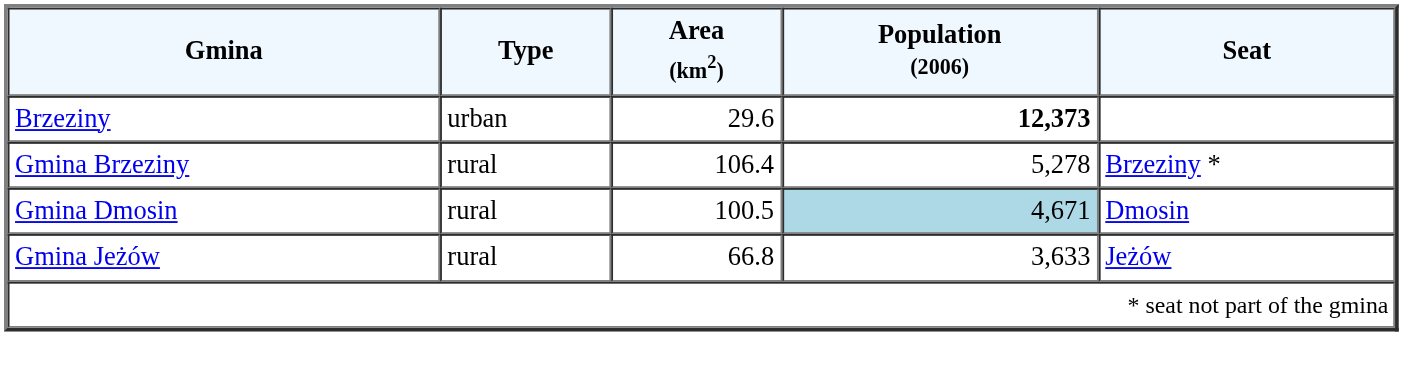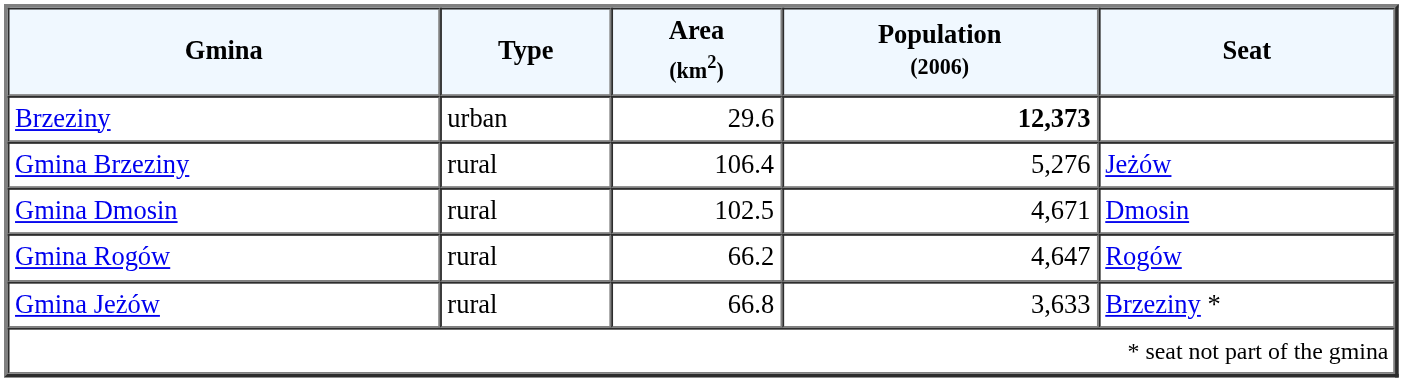(1061, 164) 5,278 -> (1061, 164) 5,276
(1163, 164) Brzeziny * -> (1138, 164) Jeżów
(744, 210) 100.5 -> (744, 210) 102.5
(1061, 210) lightblue background -> (1061, 210) no background
+ row: (93, 257)
(1138, 257) Jeżów -> (1163, 303) Brzeziny *
